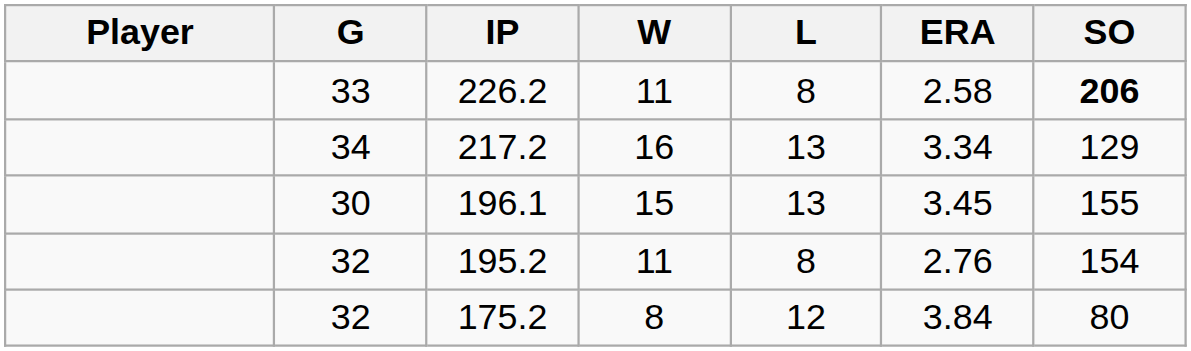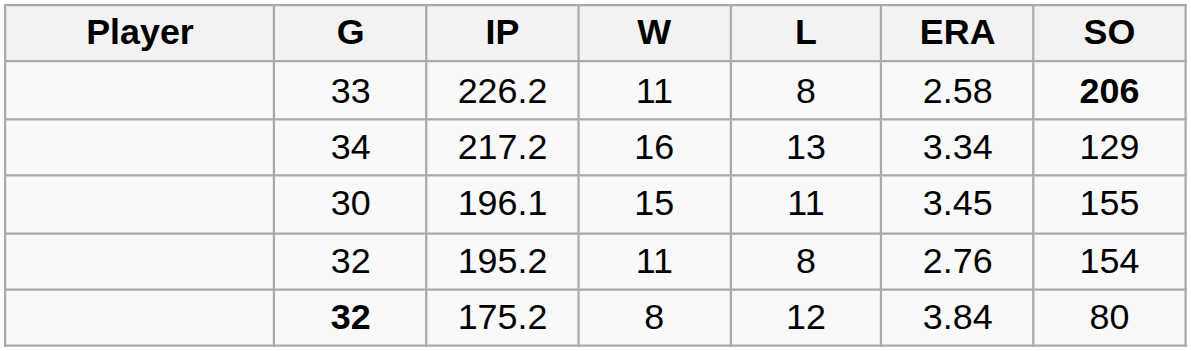(806, 203) 13 -> (806, 203) 11
(351, 317) normal -> (351, 317) bold
